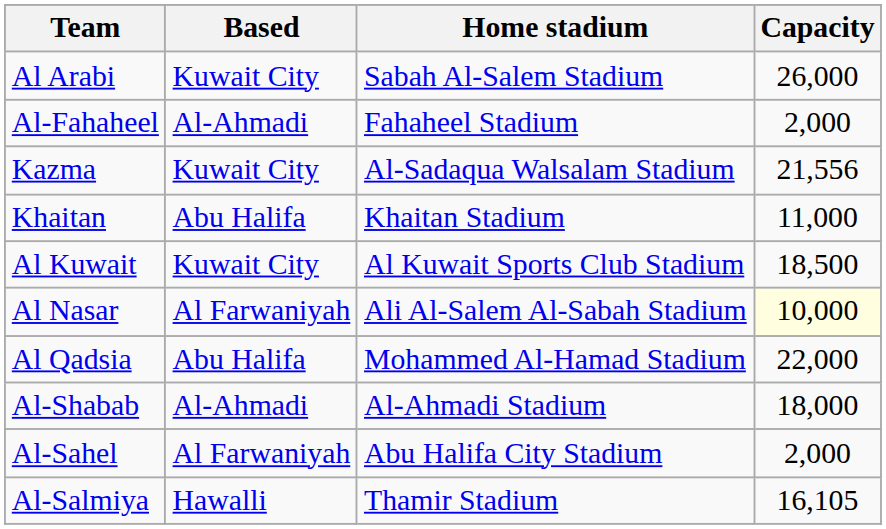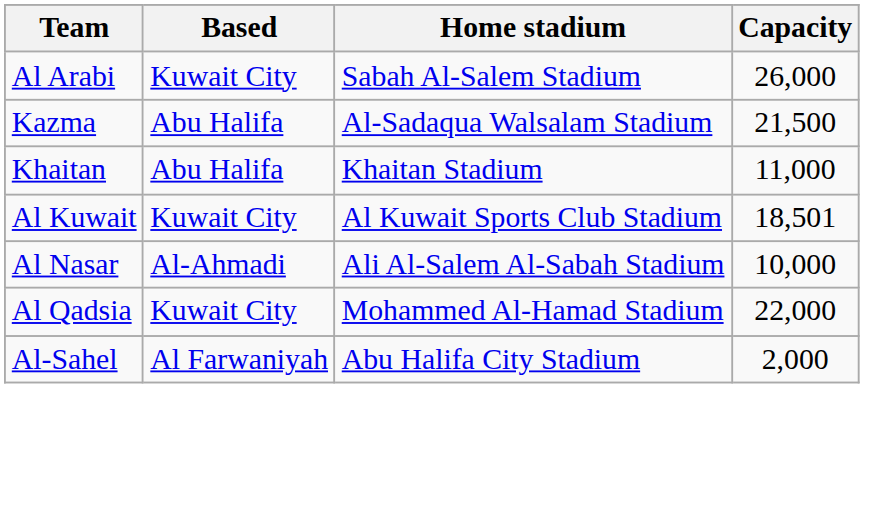- row: (85, 122)
(246, 169) Kuwait City -> (217, 122) Abu Halifa
(817, 169) 21,556 -> (795, 122) 21,500
(817, 264) 18,500 -> (795, 216) 18,501
(261, 311) Al Farwaniyah -> (218, 264) Al-Ahmadi
(817, 311) lightyellow background -> (795, 264) no background
(239, 358) Abu Halifa -> (223, 311) Kuwait City
- row: (75, 405)
- row: (80, 500)
